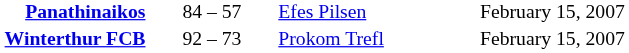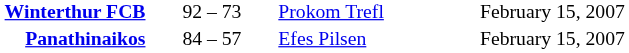rows swapped: (85, 11) <-> (75, 38)
